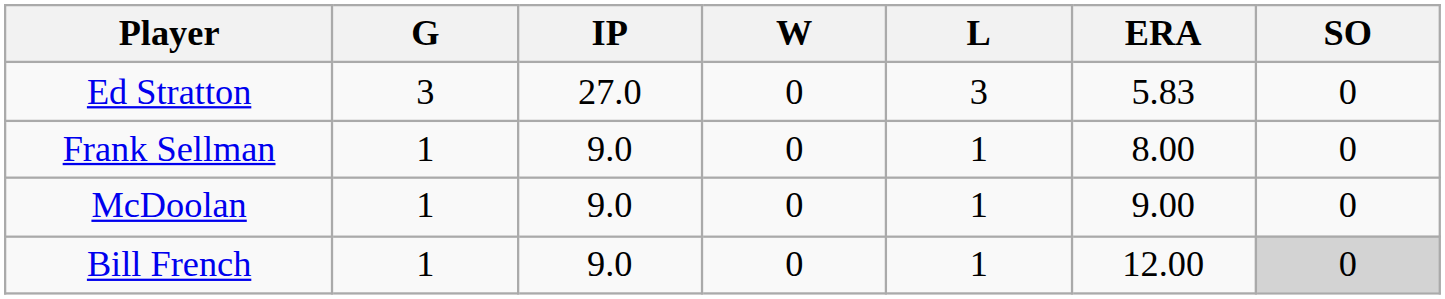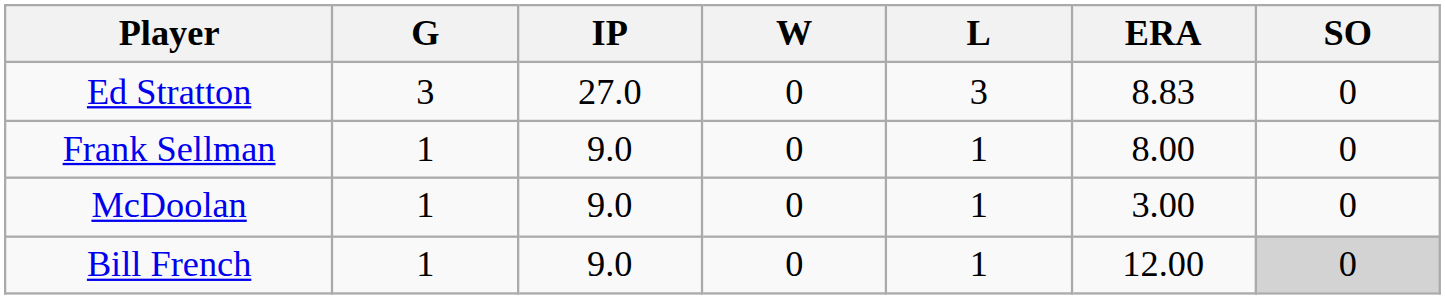(1163, 90) 5.83 -> (1163, 90) 8.83
(1163, 206) 9.00 -> (1163, 206) 3.00
